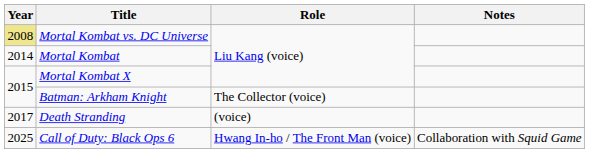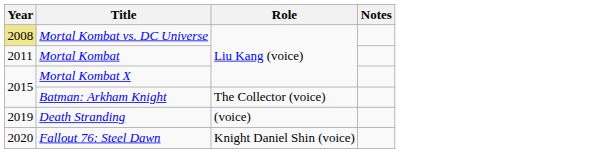(20, 55) 2014 -> (20, 55) 2011
(20, 117) 2017 -> (20, 117) 2019
+ row: (100, 138)
- row: (107, 138)
